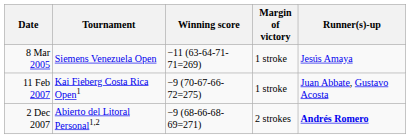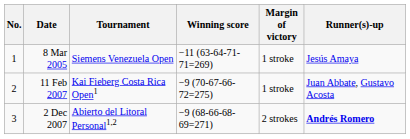+ column: (14, 24)
